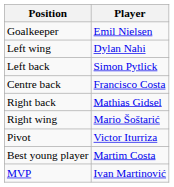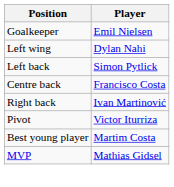(128, 102) Mathias Gidsel -> (130, 102) Ivan Martinović
- row: (32, 119)
(130, 173) Ivan Martinović -> (128, 155) Mathias Gidsel
